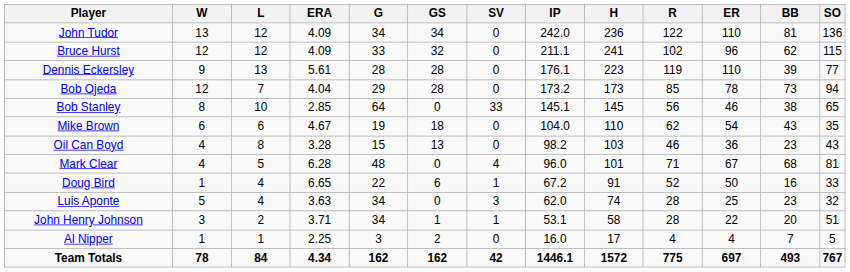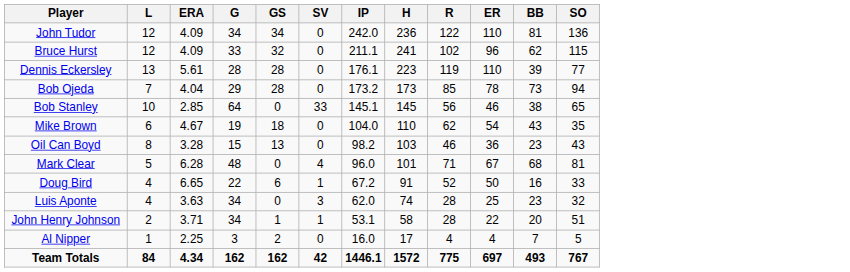- column: (202, 13)
